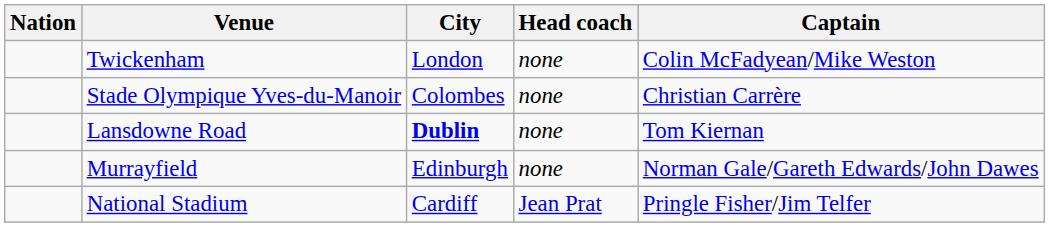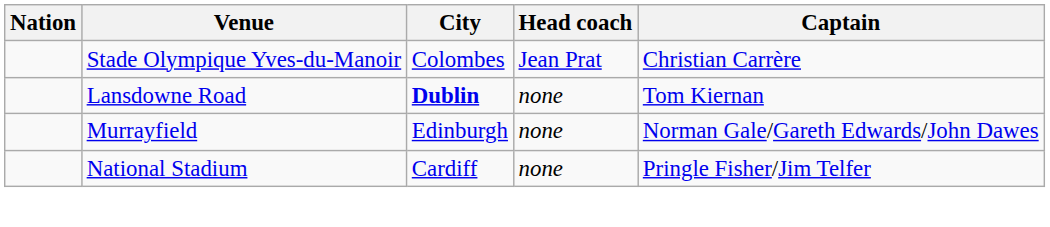- row: (146, 58)
(541, 95) none -> (560, 58) Jean Prat
(560, 204) Jean Prat -> (541, 167) none
